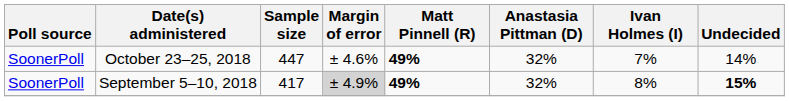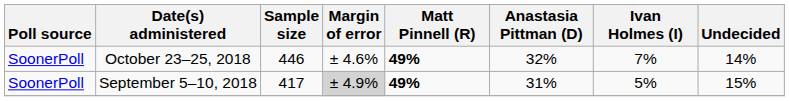(292, 58) 447 -> (292, 58) 446
(541, 83) 32% -> (541, 83) 31%
(645, 83) 8% -> (645, 83) 5%
(741, 83) bold -> (741, 83) normal
